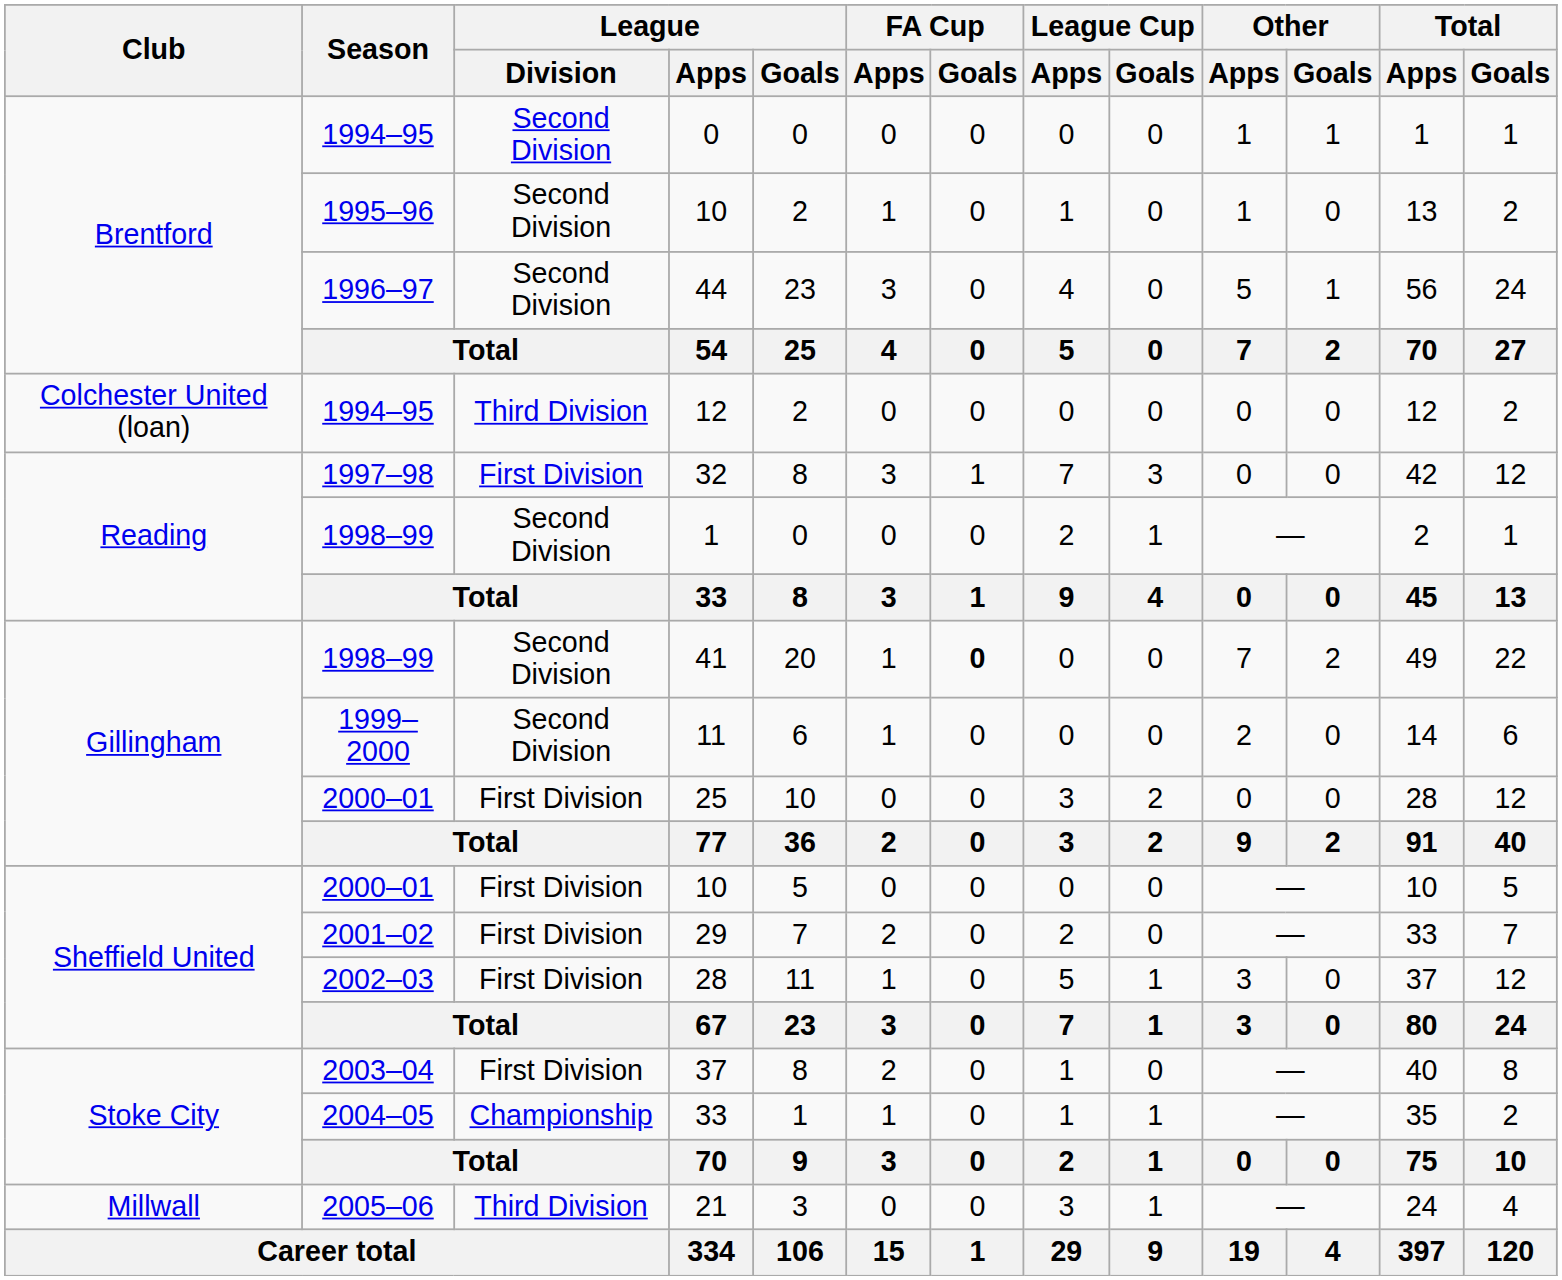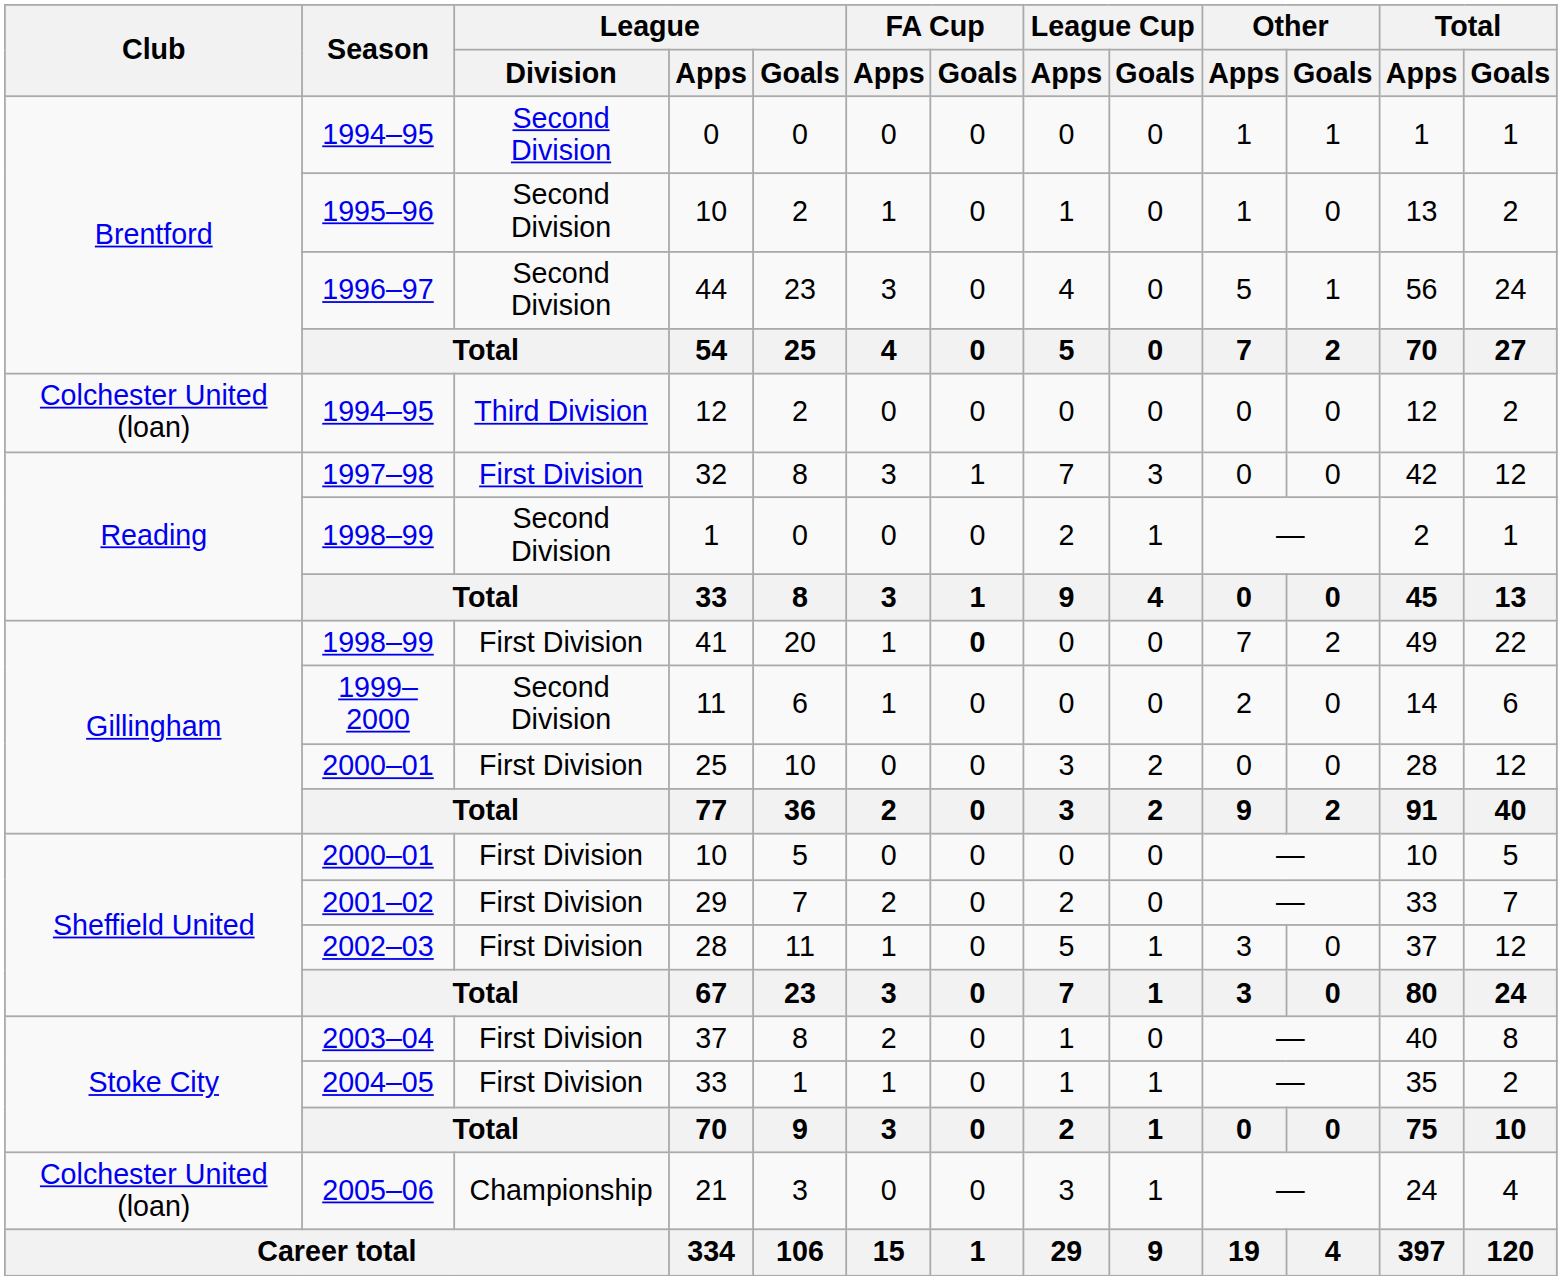(561, 658) Second Division -> (561, 642) First Division
(561, 1115) Championship -> (561, 1083) First Division
(154, 1206) Millwall -> (154, 1190) Colchester United (loan)
(561, 1206) Third Division -> (561, 1190) Championship
